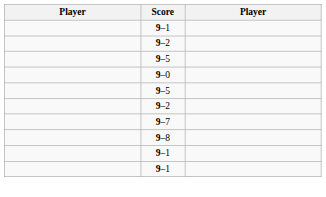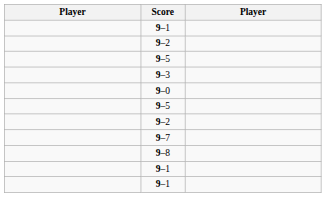+ row: (73, 75)
